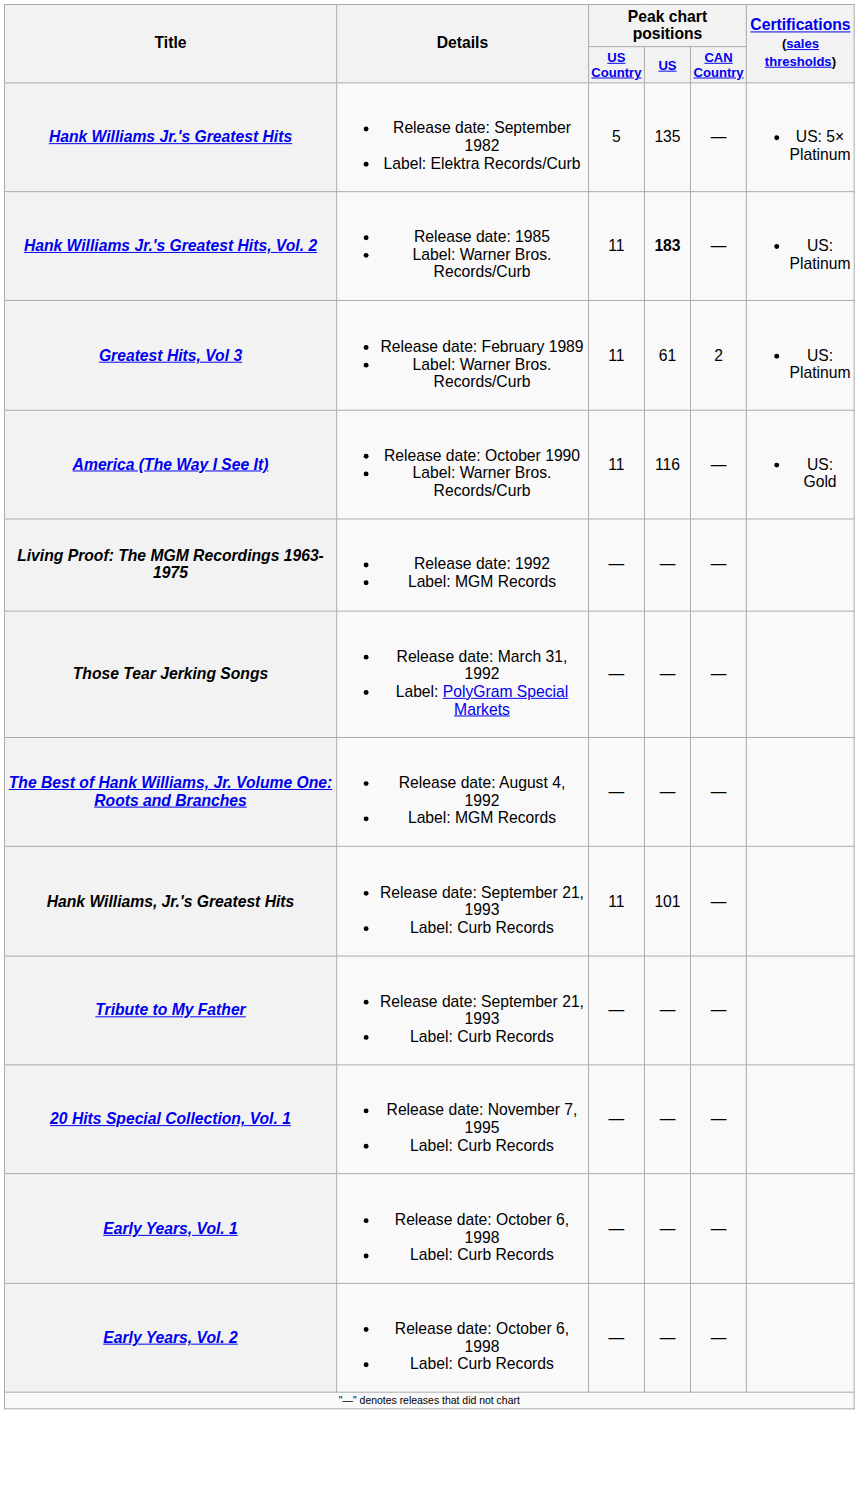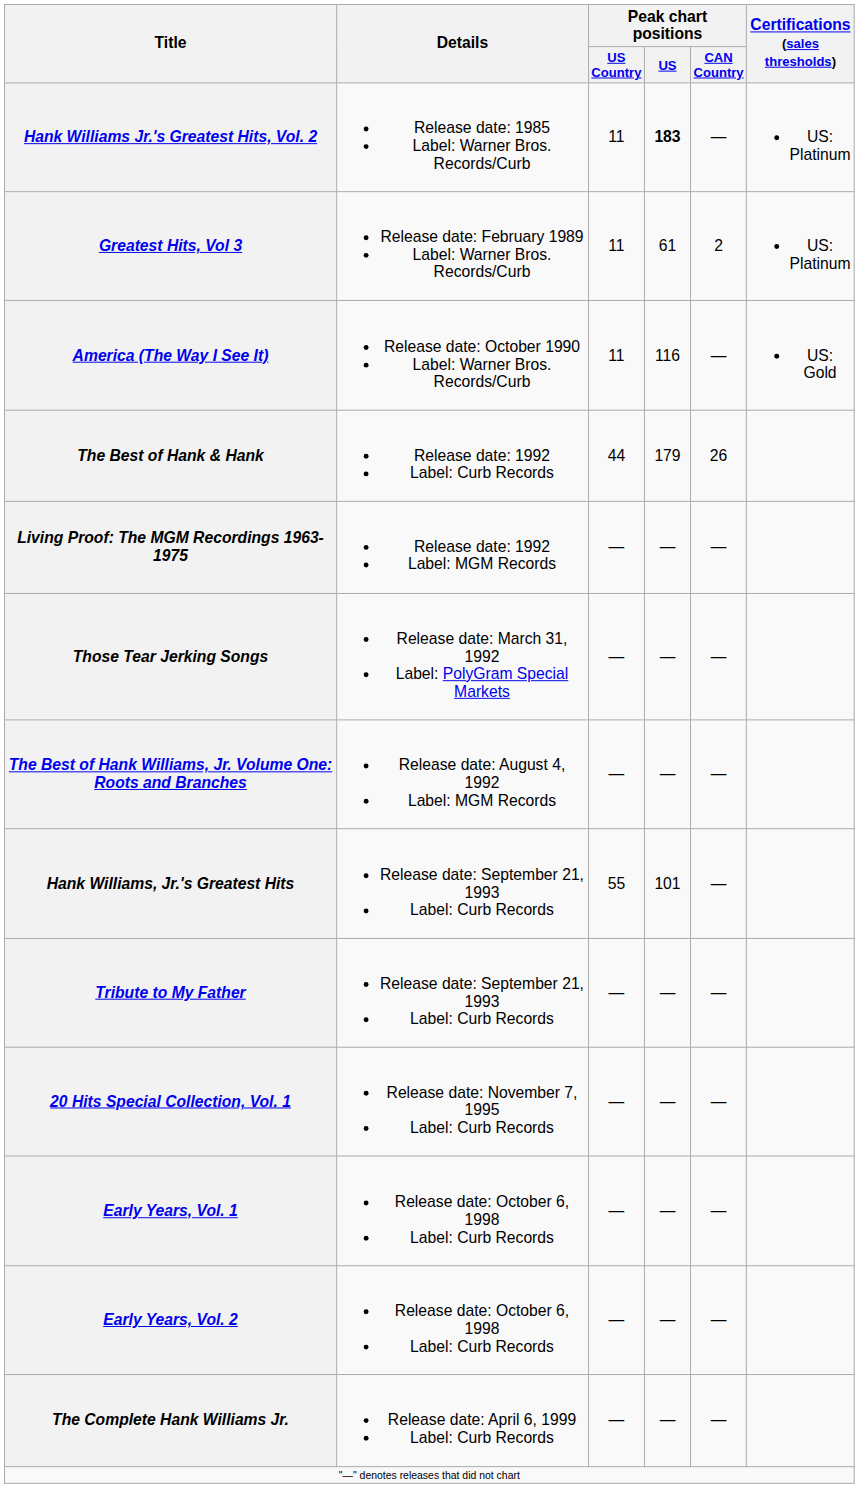- row: (171, 137)
+ row: (171, 455)
(616, 901) 11 -> (616, 883) 55
+ row: (171, 1420)
